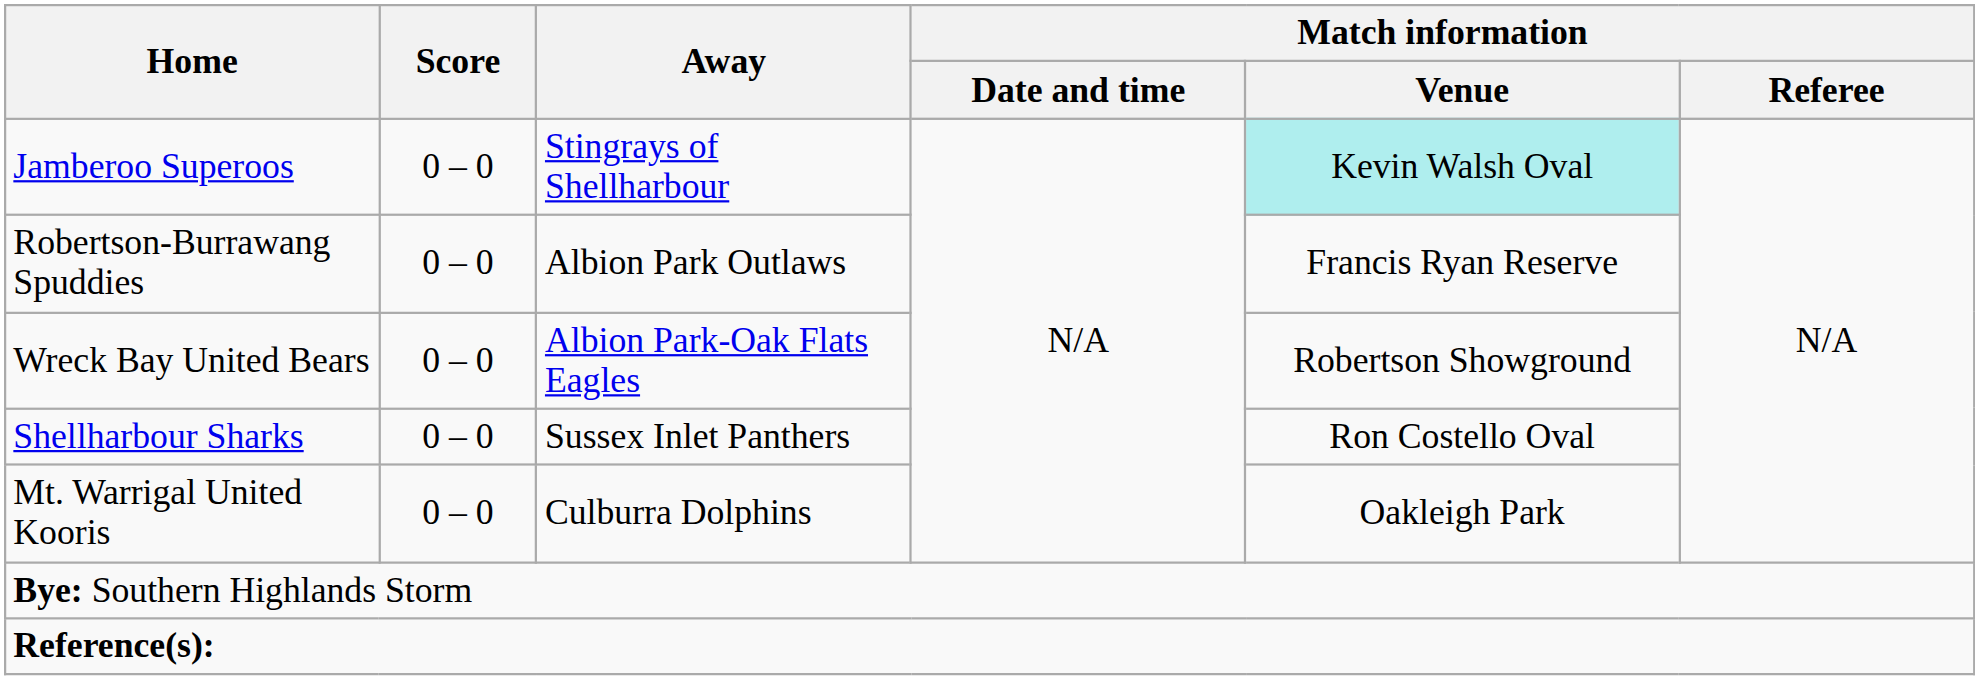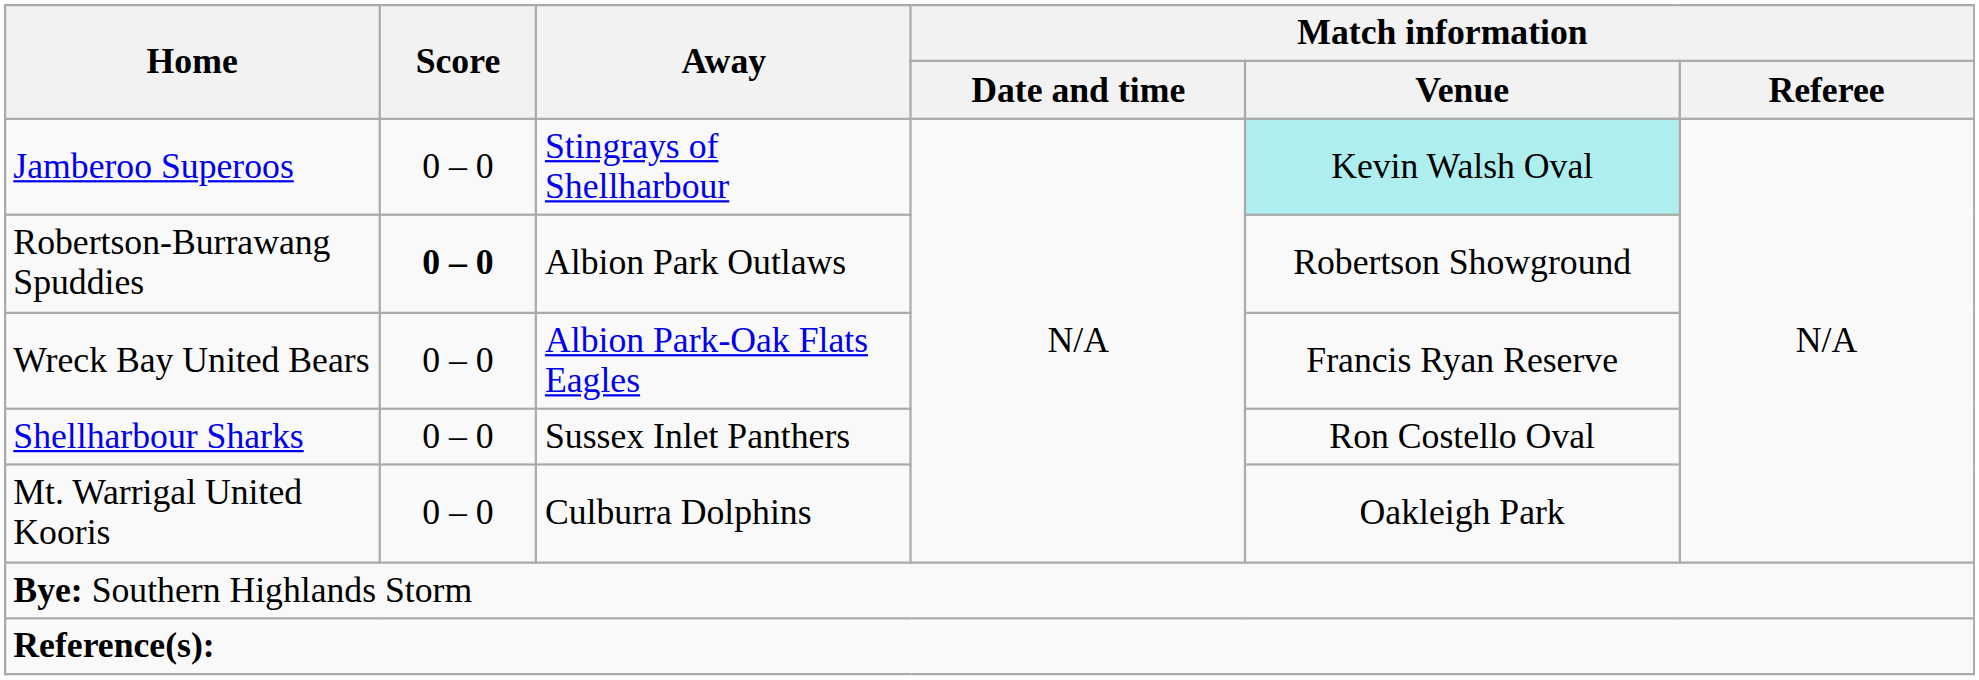(458, 262) normal -> (458, 262) bold
(1462, 262) Francis Ryan Reserve -> (1462, 262) Robertson Showground
(1462, 359) Robertson Showground -> (1462, 359) Francis Ryan Reserve
